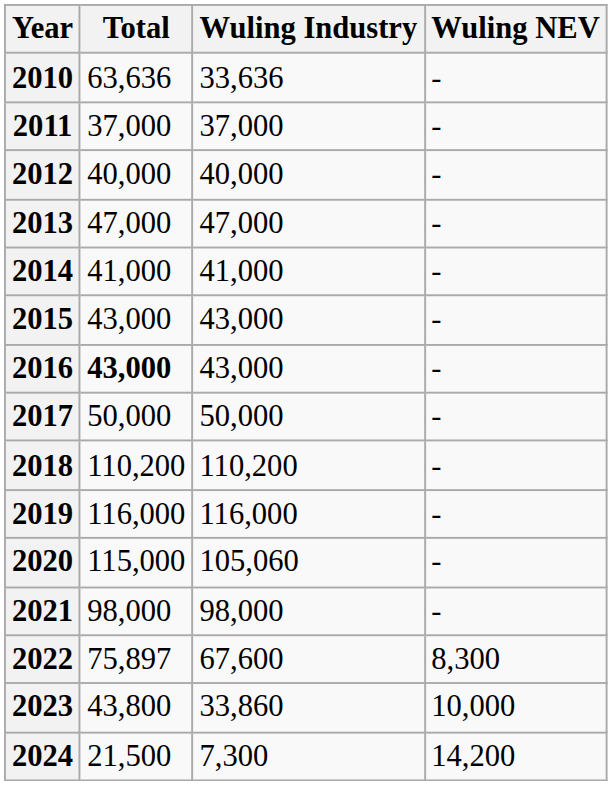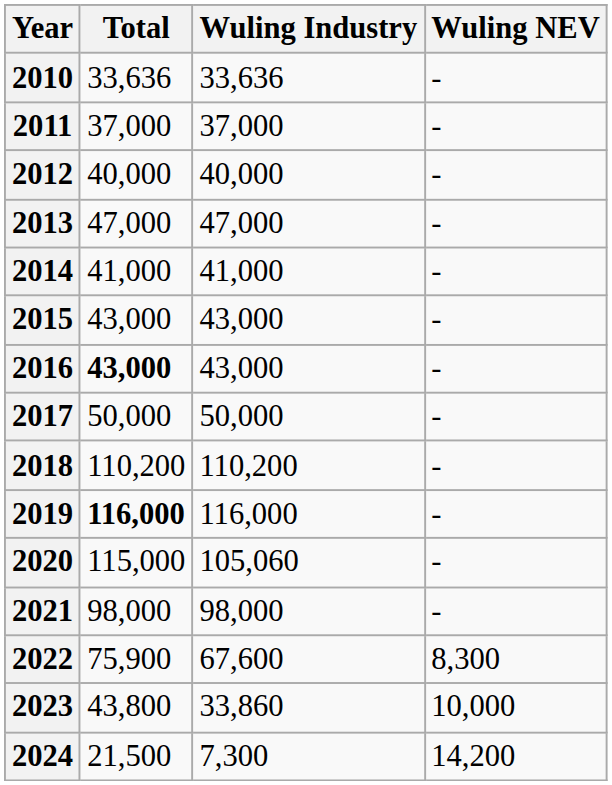(129, 77) 63,636 -> (129, 77) 33,636
(136, 513) normal -> (136, 513) bold
(129, 658) 75,897 -> (129, 658) 75,900
